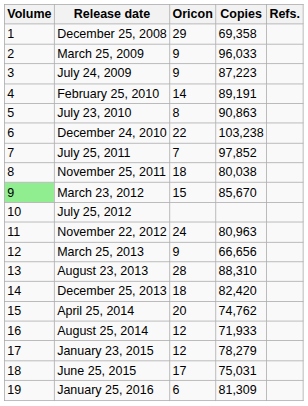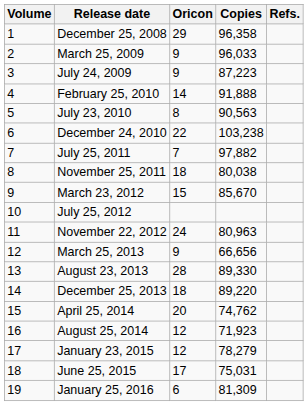(238, 34) 69,358 -> (238, 34) 96,358
(238, 93) 89,191 -> (238, 93) 91,888
(238, 113) 90,863 -> (238, 113) 90,563
(238, 152) 97,852 -> (238, 152) 97,882
(11, 192) lightgreen background -> (11, 192) no background
(238, 271) 88,310 -> (238, 271) 89,330
(238, 291) 82,420 -> (238, 291) 89,220
(238, 331) 71,933 -> (238, 331) 71,923
